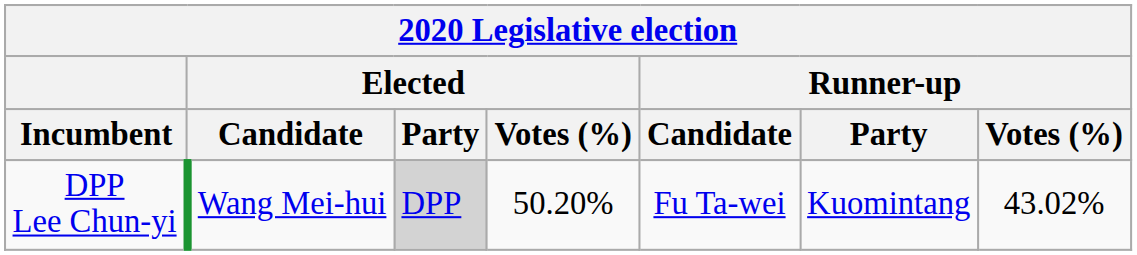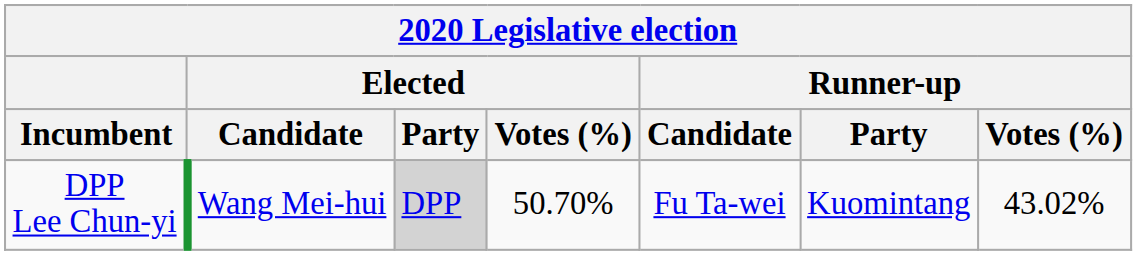(563, 204) 50.20% -> (563, 204) 50.70%
